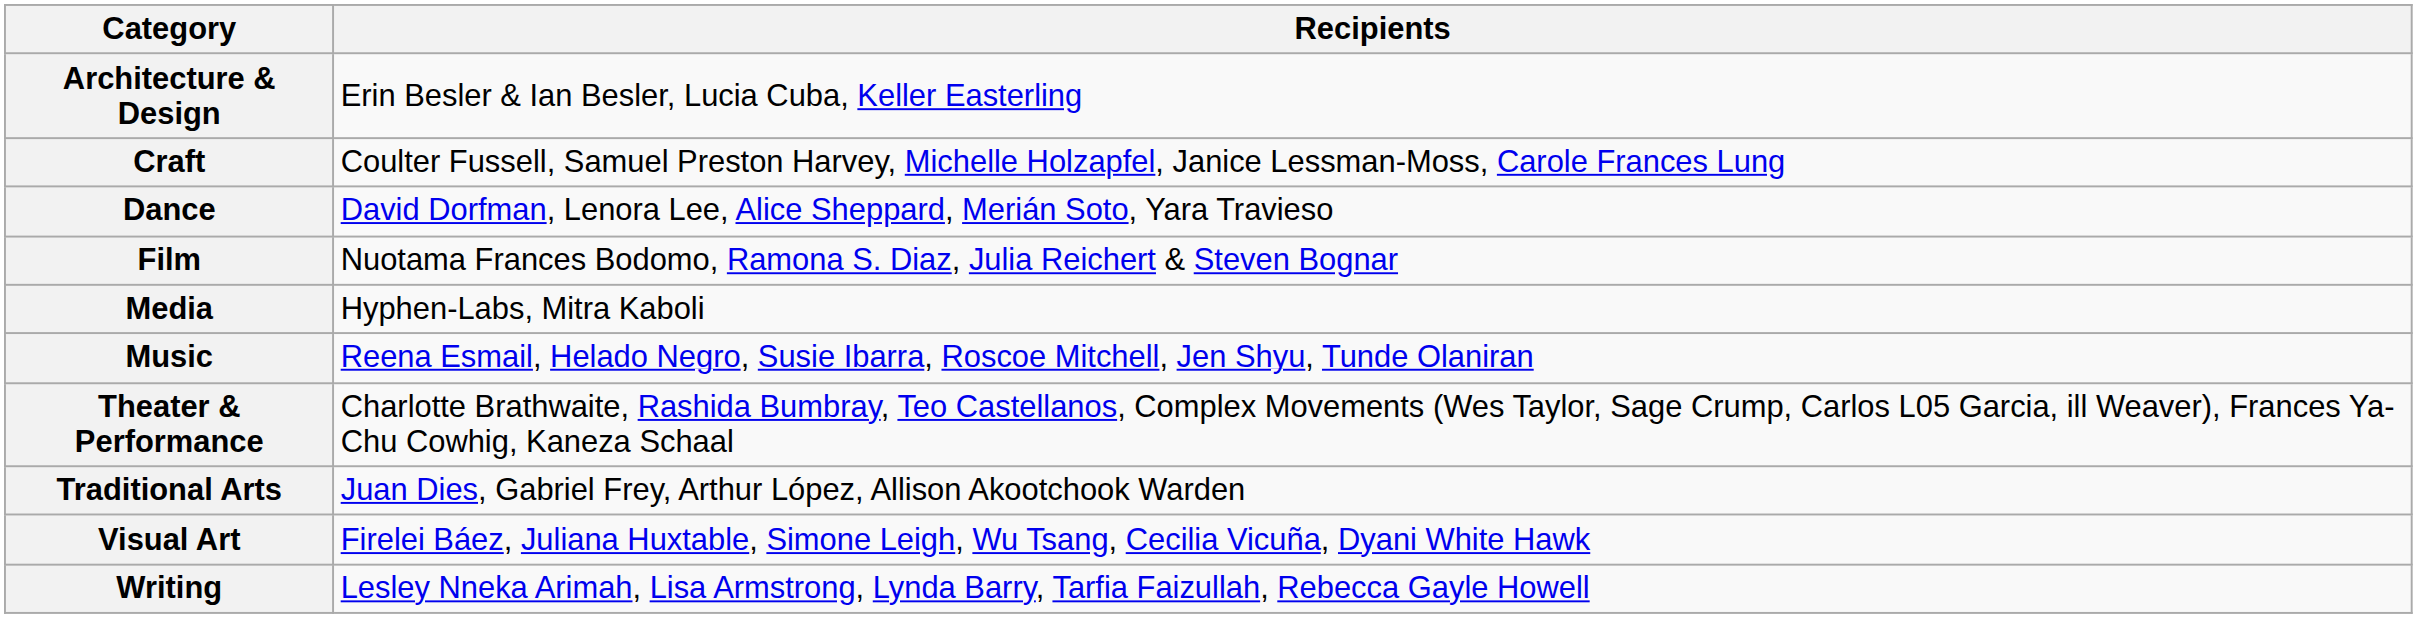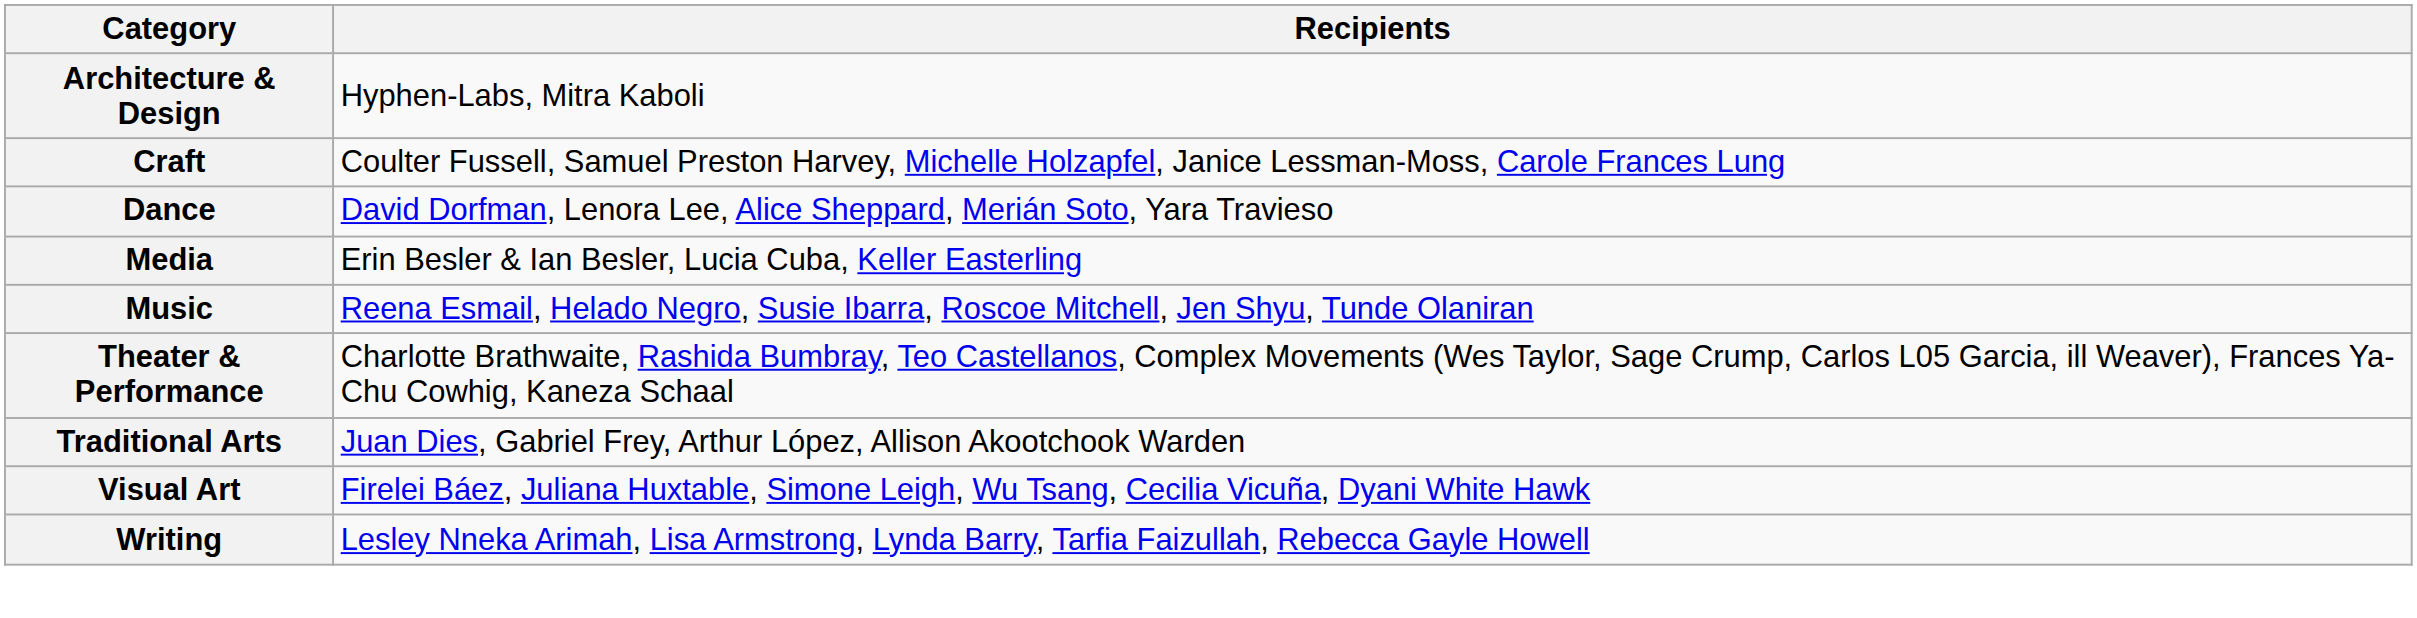(711, 95) Erin Besler & Ian Besler, Lucia Cuba, Keller Easterling -> (523, 95) Hyphen-Labs, Mitra Kaboli
- row: (169, 259)
(523, 308) Hyphen-Labs, Mitra Kaboli -> (711, 259) Erin Besler & Ian Besler, Lucia Cuba, Keller Easterling
